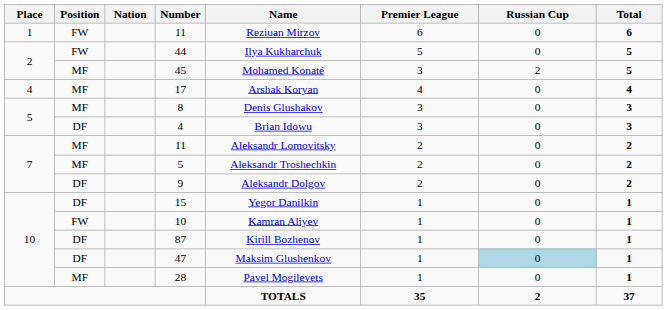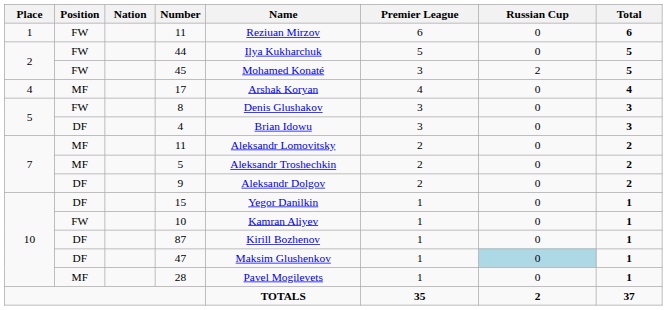(80, 70) MF -> (80, 70) FW
(80, 108) MF -> (80, 108) FW
